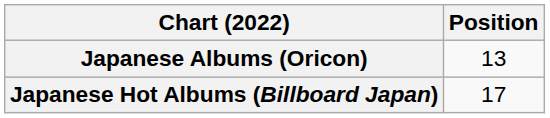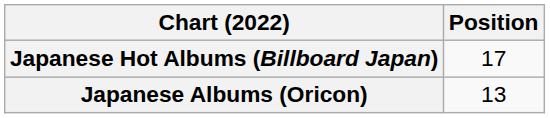rows swapped: (224, 58) <-> (224, 94)
